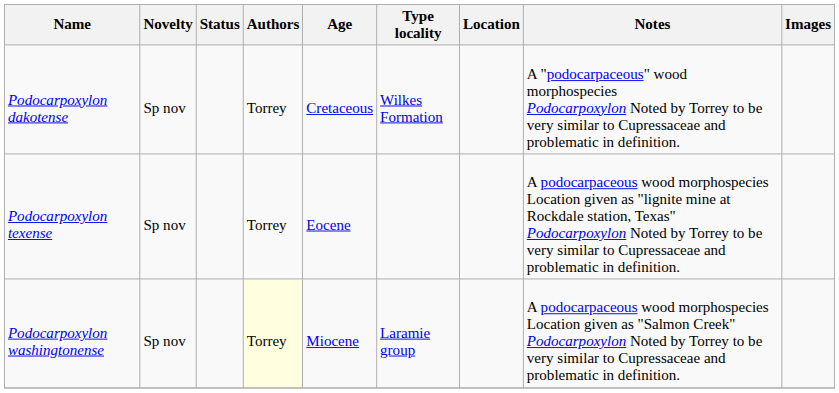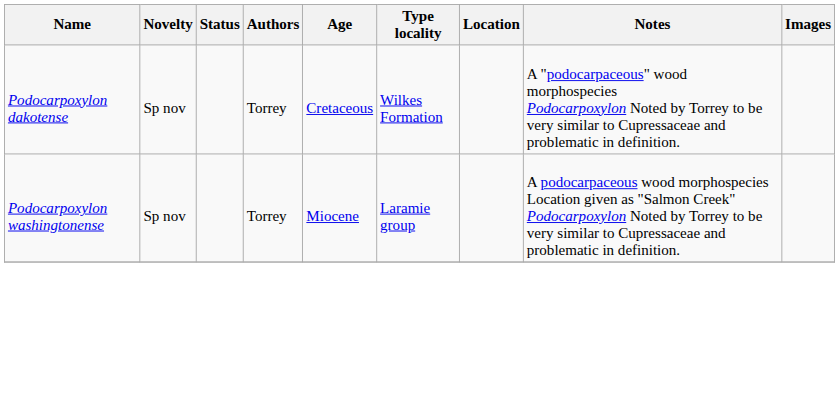- row: (58, 224)
(267, 341) lightyellow background -> (267, 216) no background
